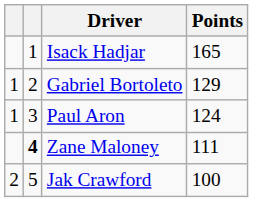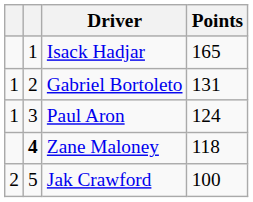(206, 83) 129 -> (206, 83) 131
(205, 147) 111 -> (206, 147) 118
